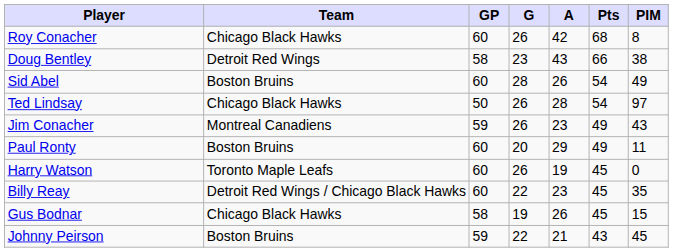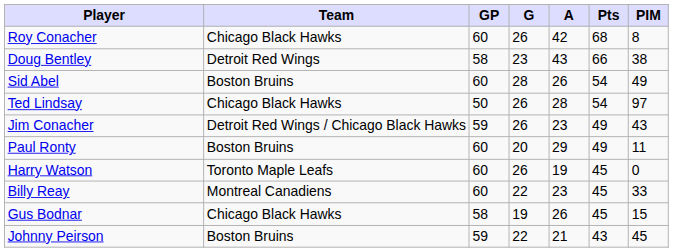(269, 125) Montreal Canadiens -> (336, 125) Detroit Red Wings / Chicago Black Hawks
(336, 192) Detroit Red Wings / Chicago Black Hawks -> (269, 192) Montreal Canadiens
(639, 192) 35 -> (639, 192) 33
